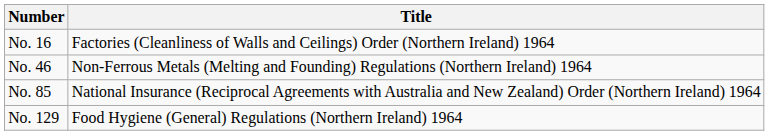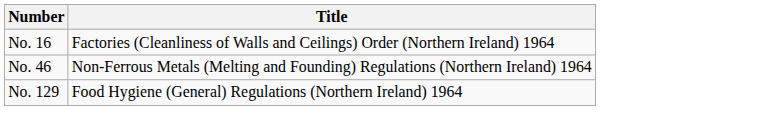- row: (30, 92)
